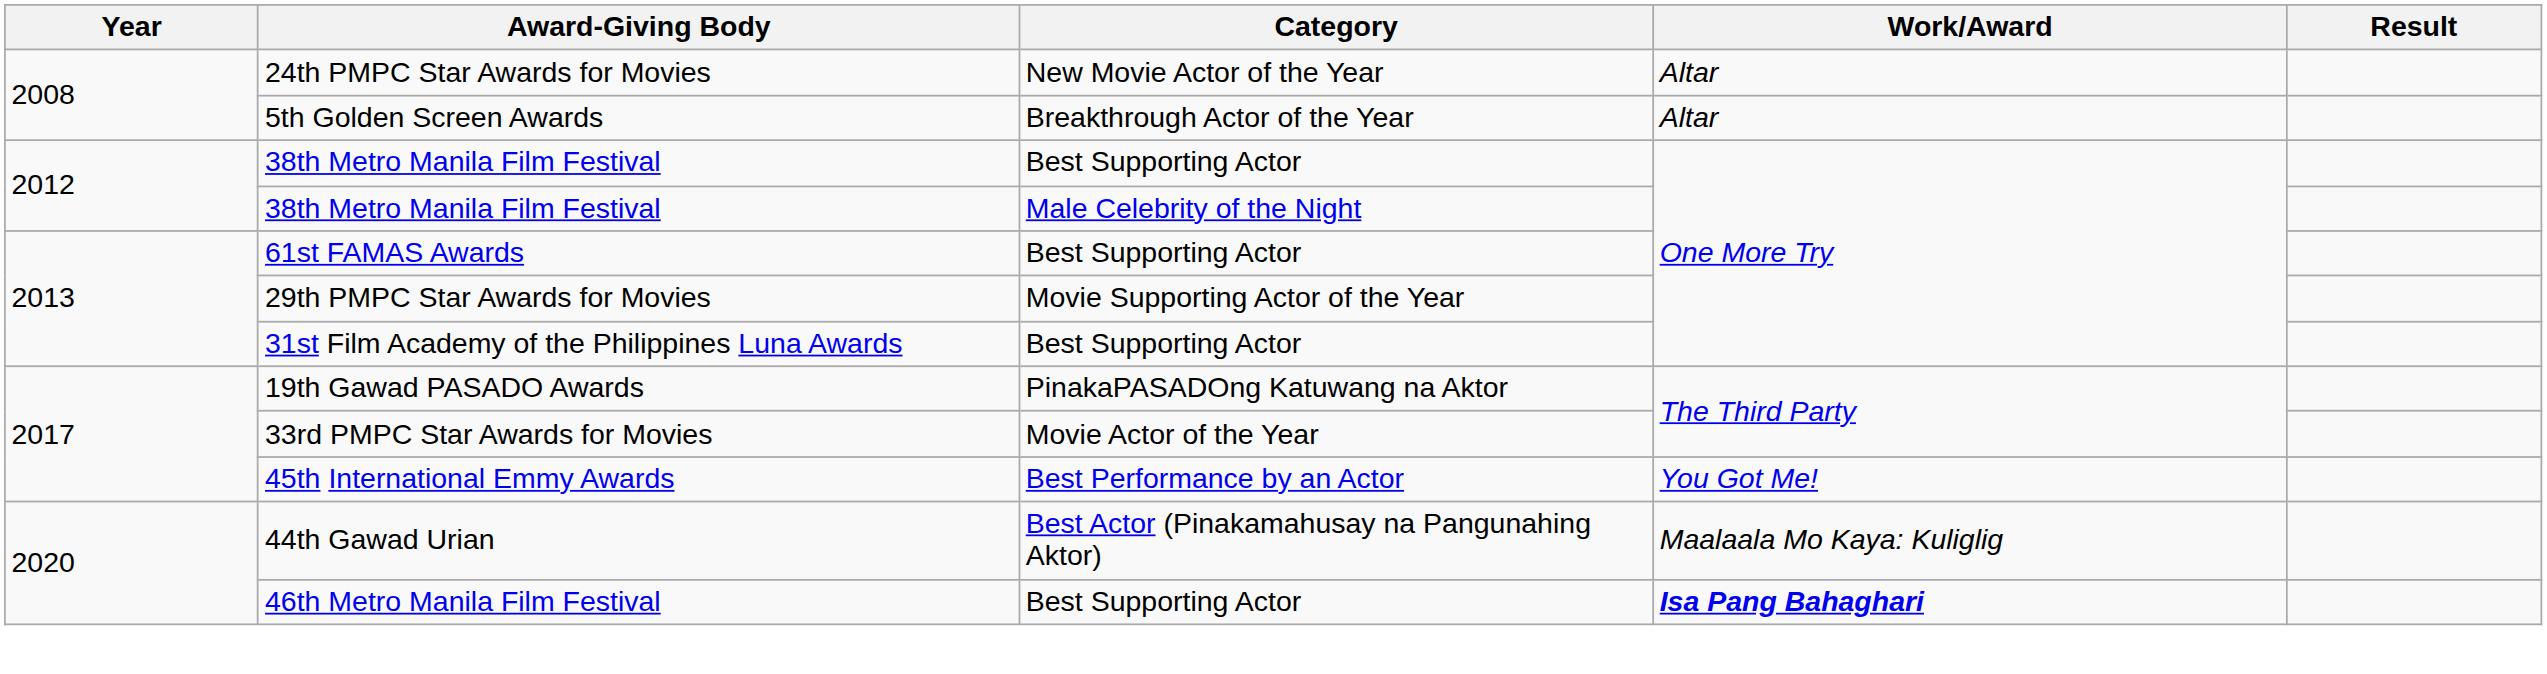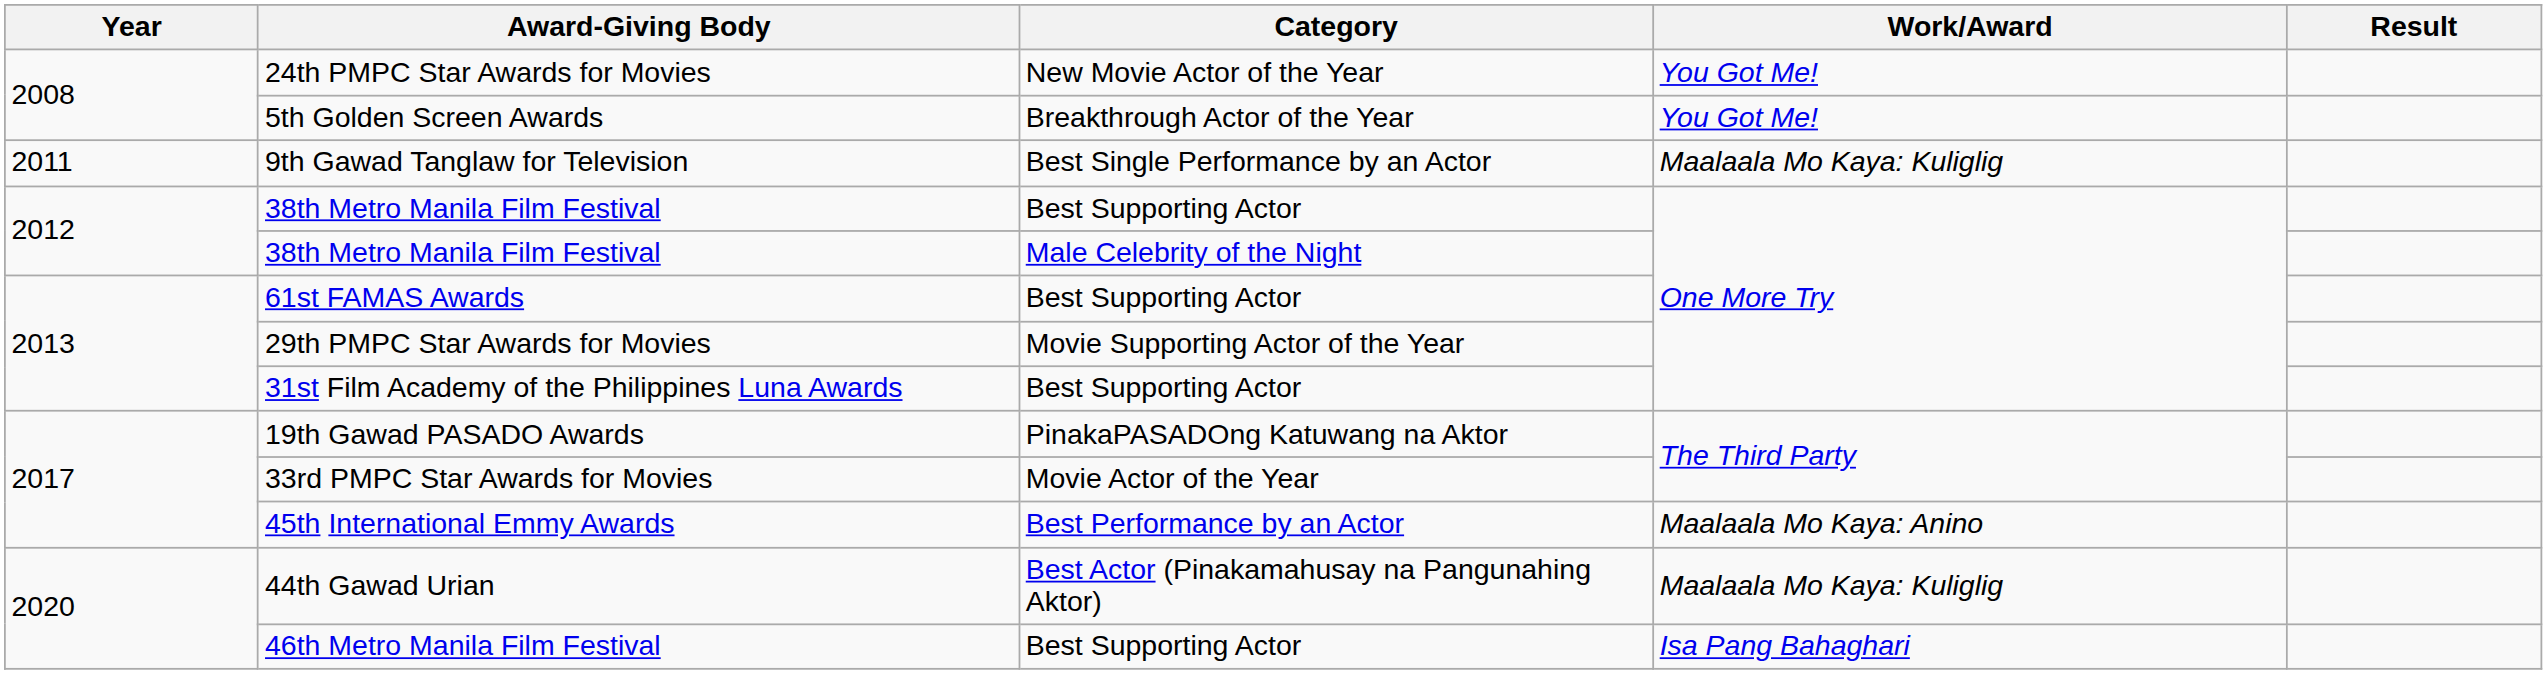(1689, 72) Altar -> (1739, 72) You Got Me!
(1689, 117) Altar -> (1739, 117) You Got Me!
+ row: (477, 162)
(1739, 478) You Got Me! -> (1821, 523) Maalaala Mo Kaya: Anino
(1792, 601) bold -> (1785, 646) normal
